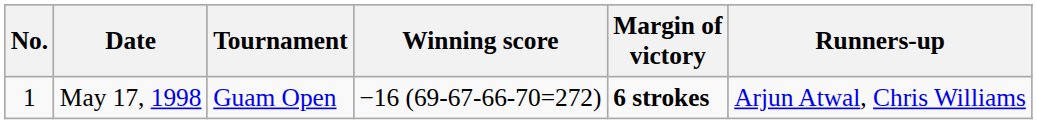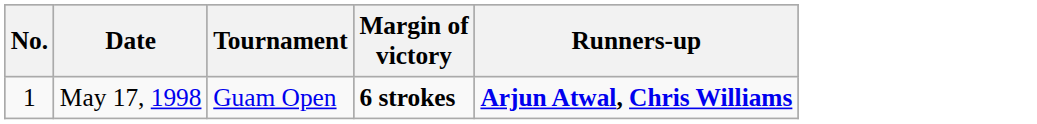- column: (480, 40)
(880, 97) normal -> (636, 97) bold
